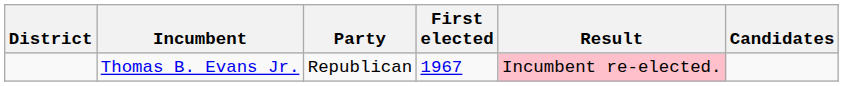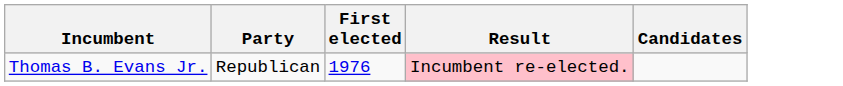- column: (51, 39)
(441, 67) 1967 -> (349, 67) 1976
